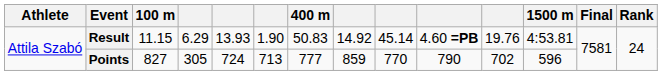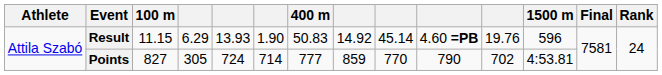(550, 38) 4:53.81 -> (550, 38) 596
(270, 60) 713 -> (270, 60) 714
(550, 60) 596 -> (550, 60) 4:53.81
